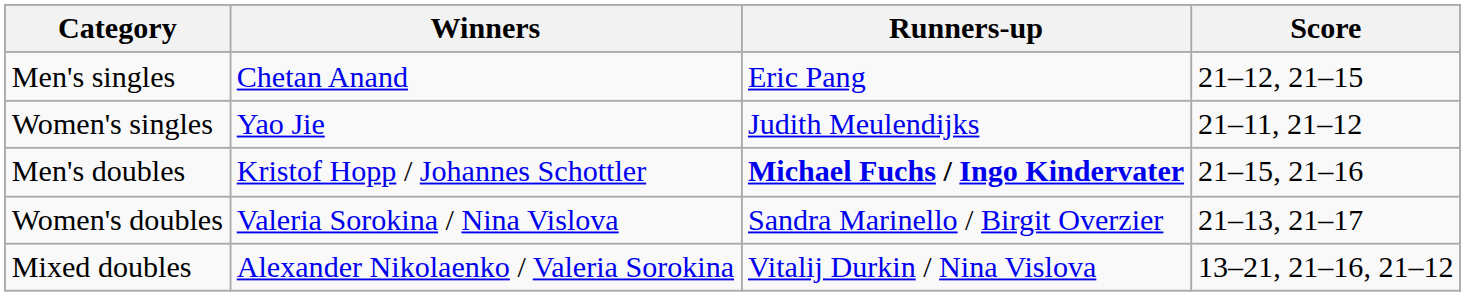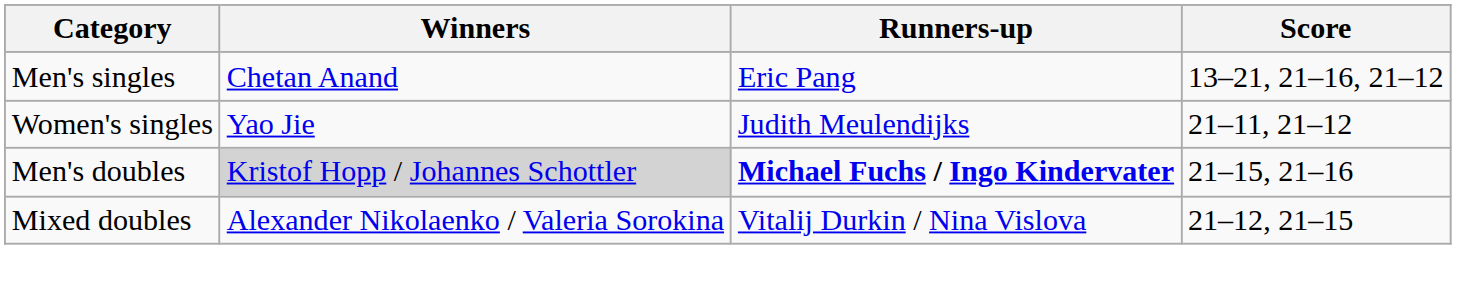(1281, 76) 21–12, 21–15 -> (1316, 76) 13–21, 21–16, 21–12
(441, 171) no background -> (431, 171) lightgrey background
- row: (117, 219)
(1326, 266) 13–21, 21–16, 21–12 -> (1271, 219) 21–12, 21–15
